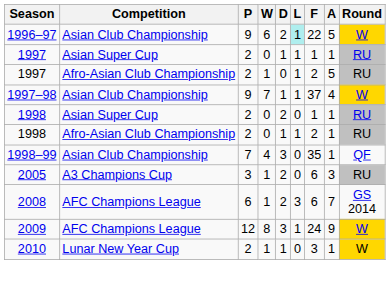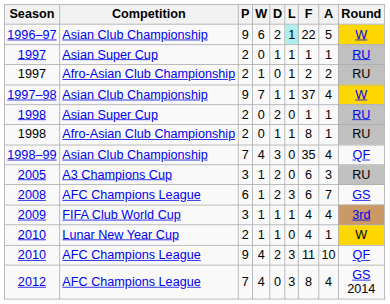(332, 74) 5 -> (328, 74) 2
(314, 134) 2 -> (309, 134) 8
(332, 154) 1 -> (328, 154) 4
(362, 202) GS 2014 -> (361, 194) GS
- row: (32, 229)
+ row: (32, 214)
(314, 249) 3 -> (309, 235) 4
+ row: (32, 255)
+ row: (32, 282)
